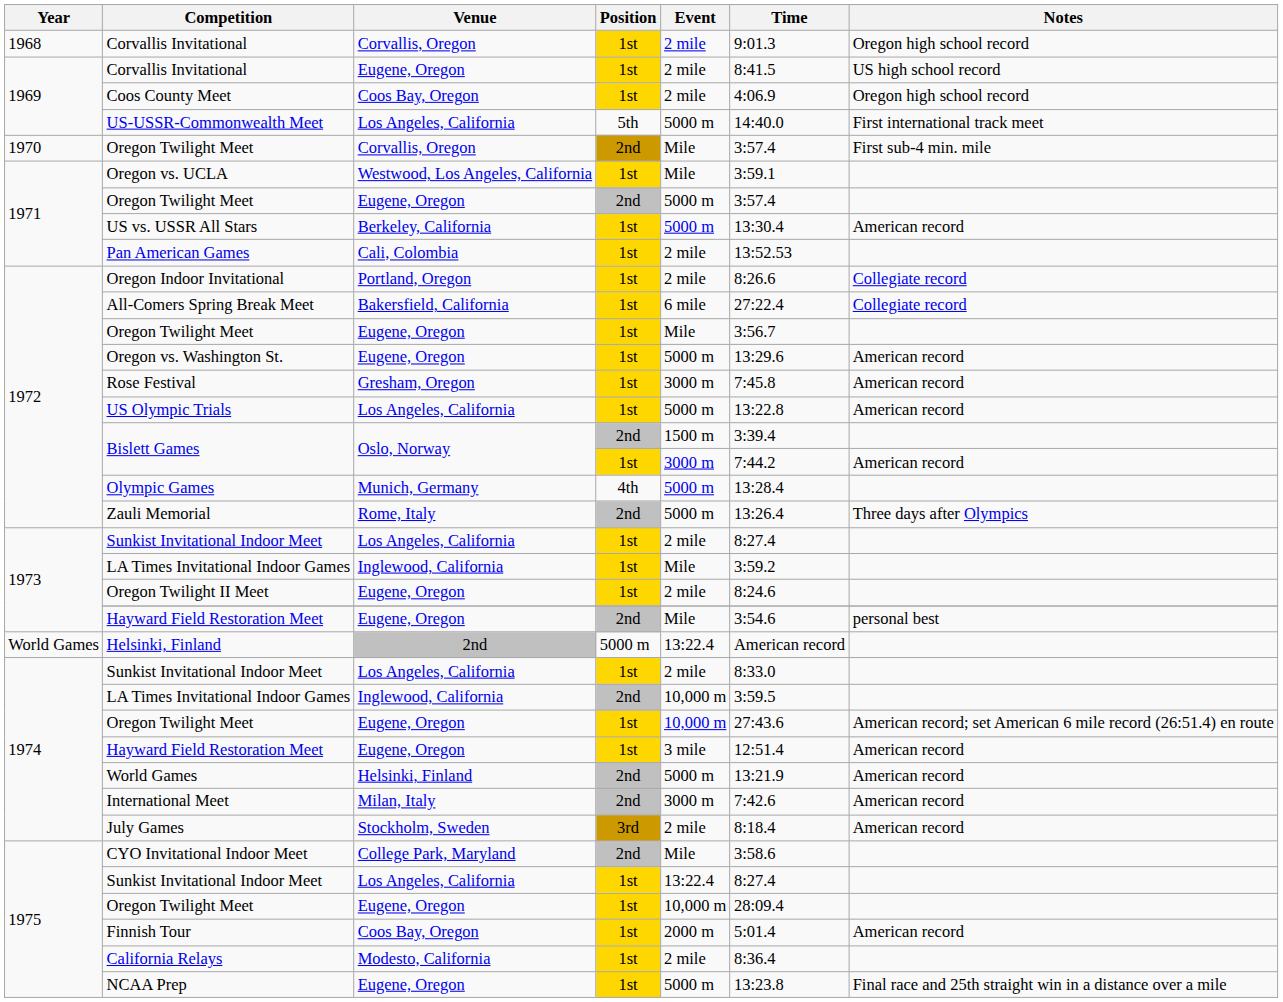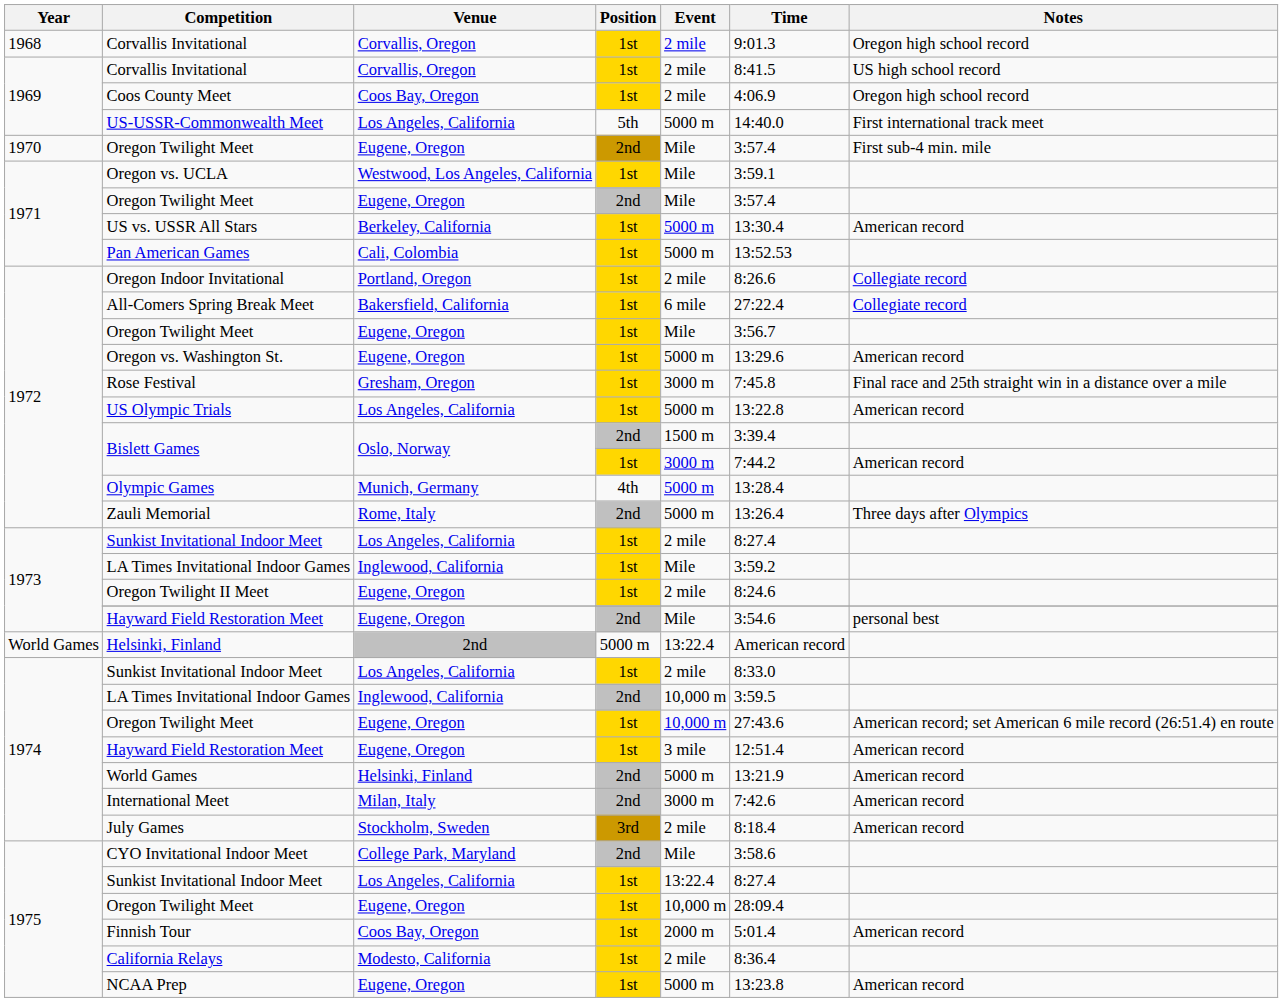(411, 69) Eugene, Oregon -> (417, 69) Corvallis, Oregon
(417, 148) Corvallis, Oregon -> (411, 148) Eugene, Oregon
(689, 200) 5000 m -> (680, 200) Mile
(685, 252) 2 mile -> (689, 252) 5000 m
(908, 383) American record -> (1040, 383) Final race and 25th straight win in a distance over a mile
(1040, 984) Final race and 25th straight win in a distance over a mile -> (908, 984) American record
